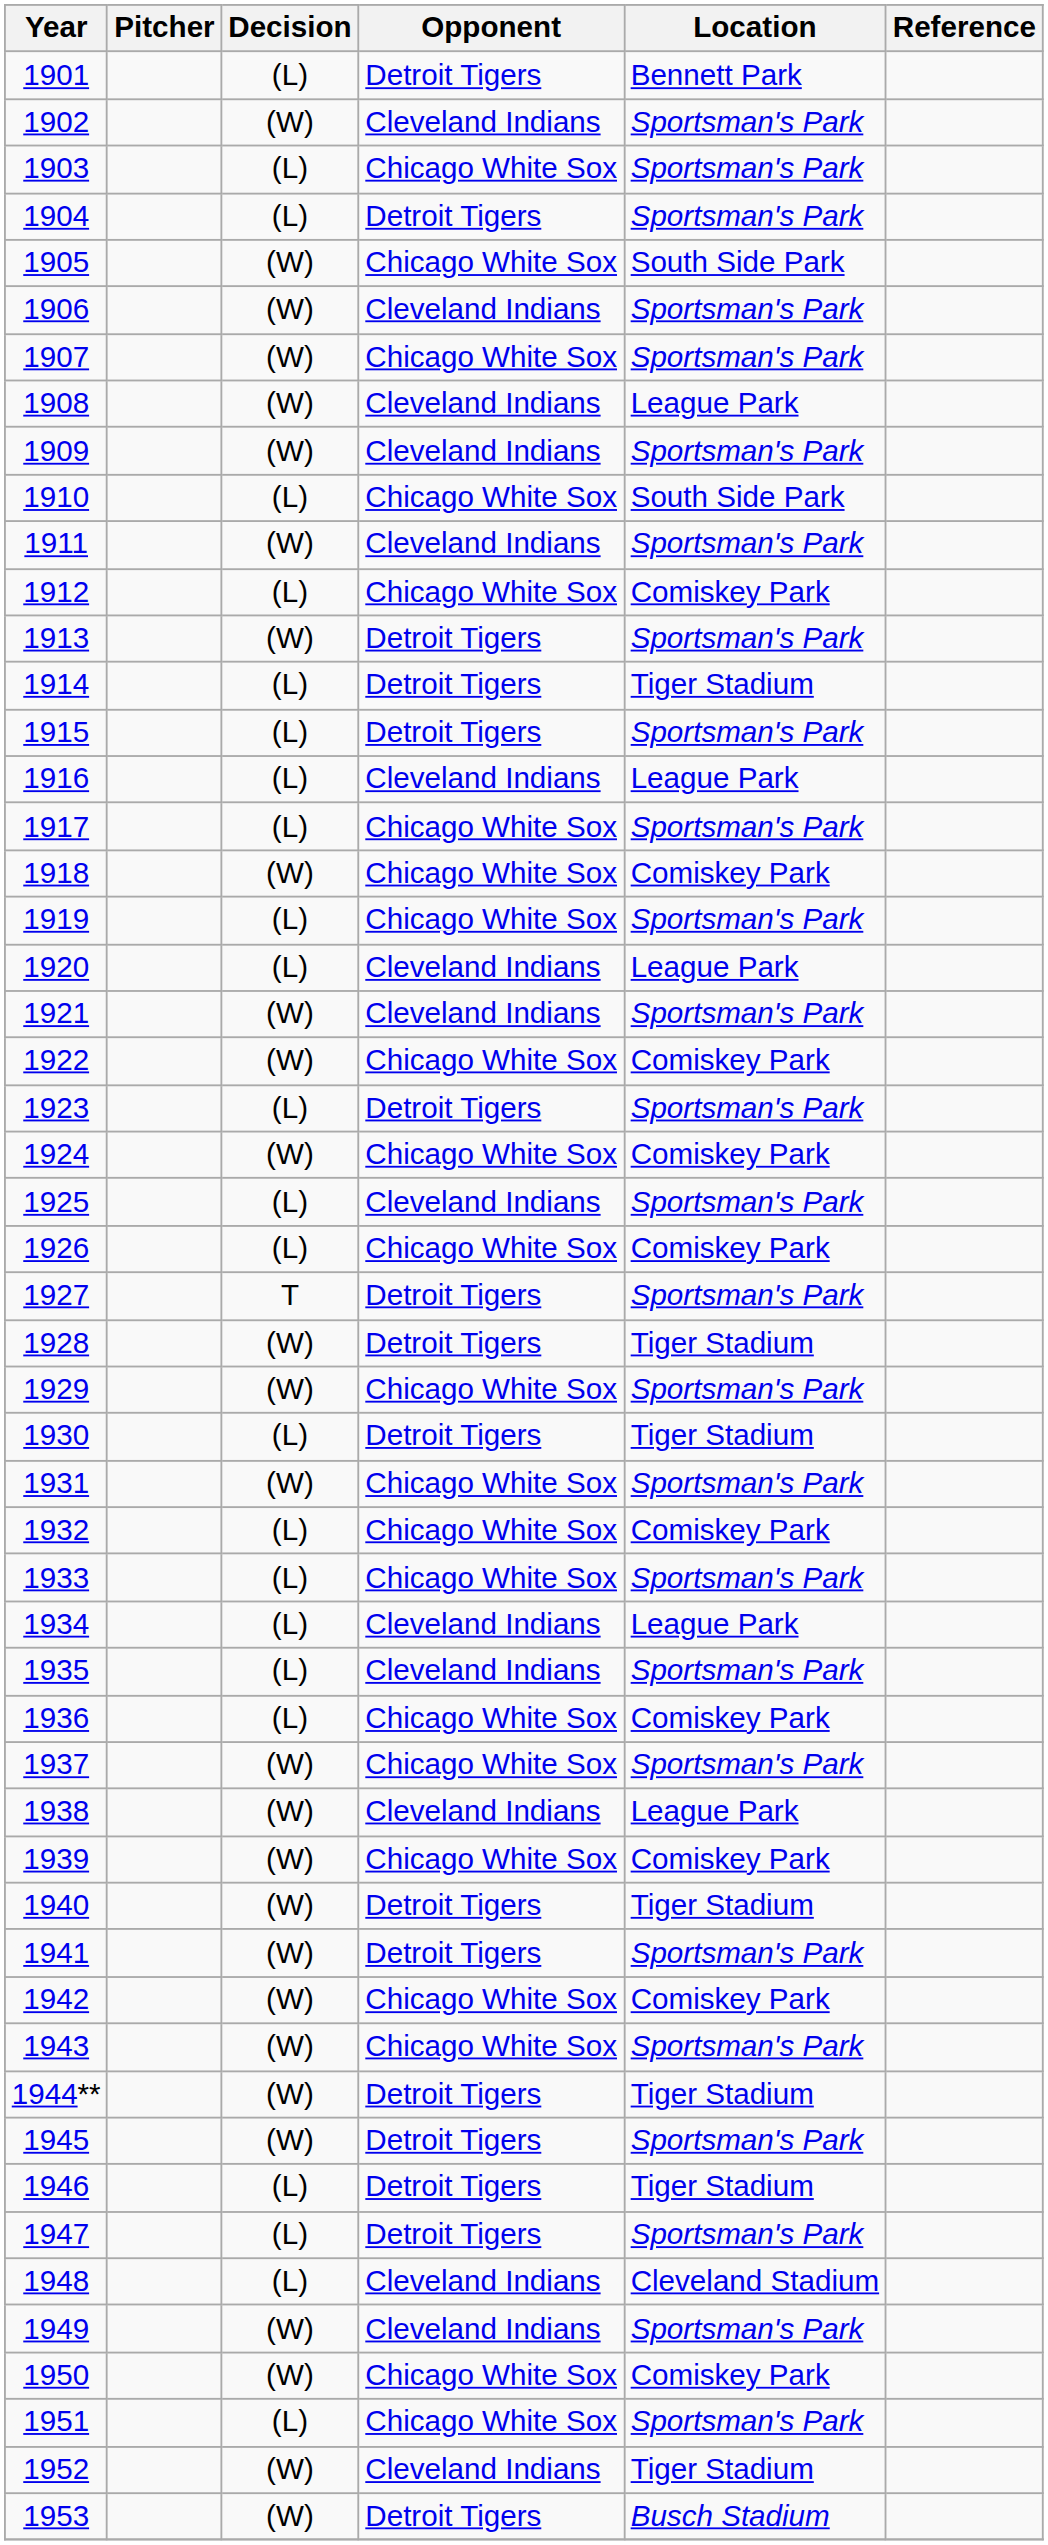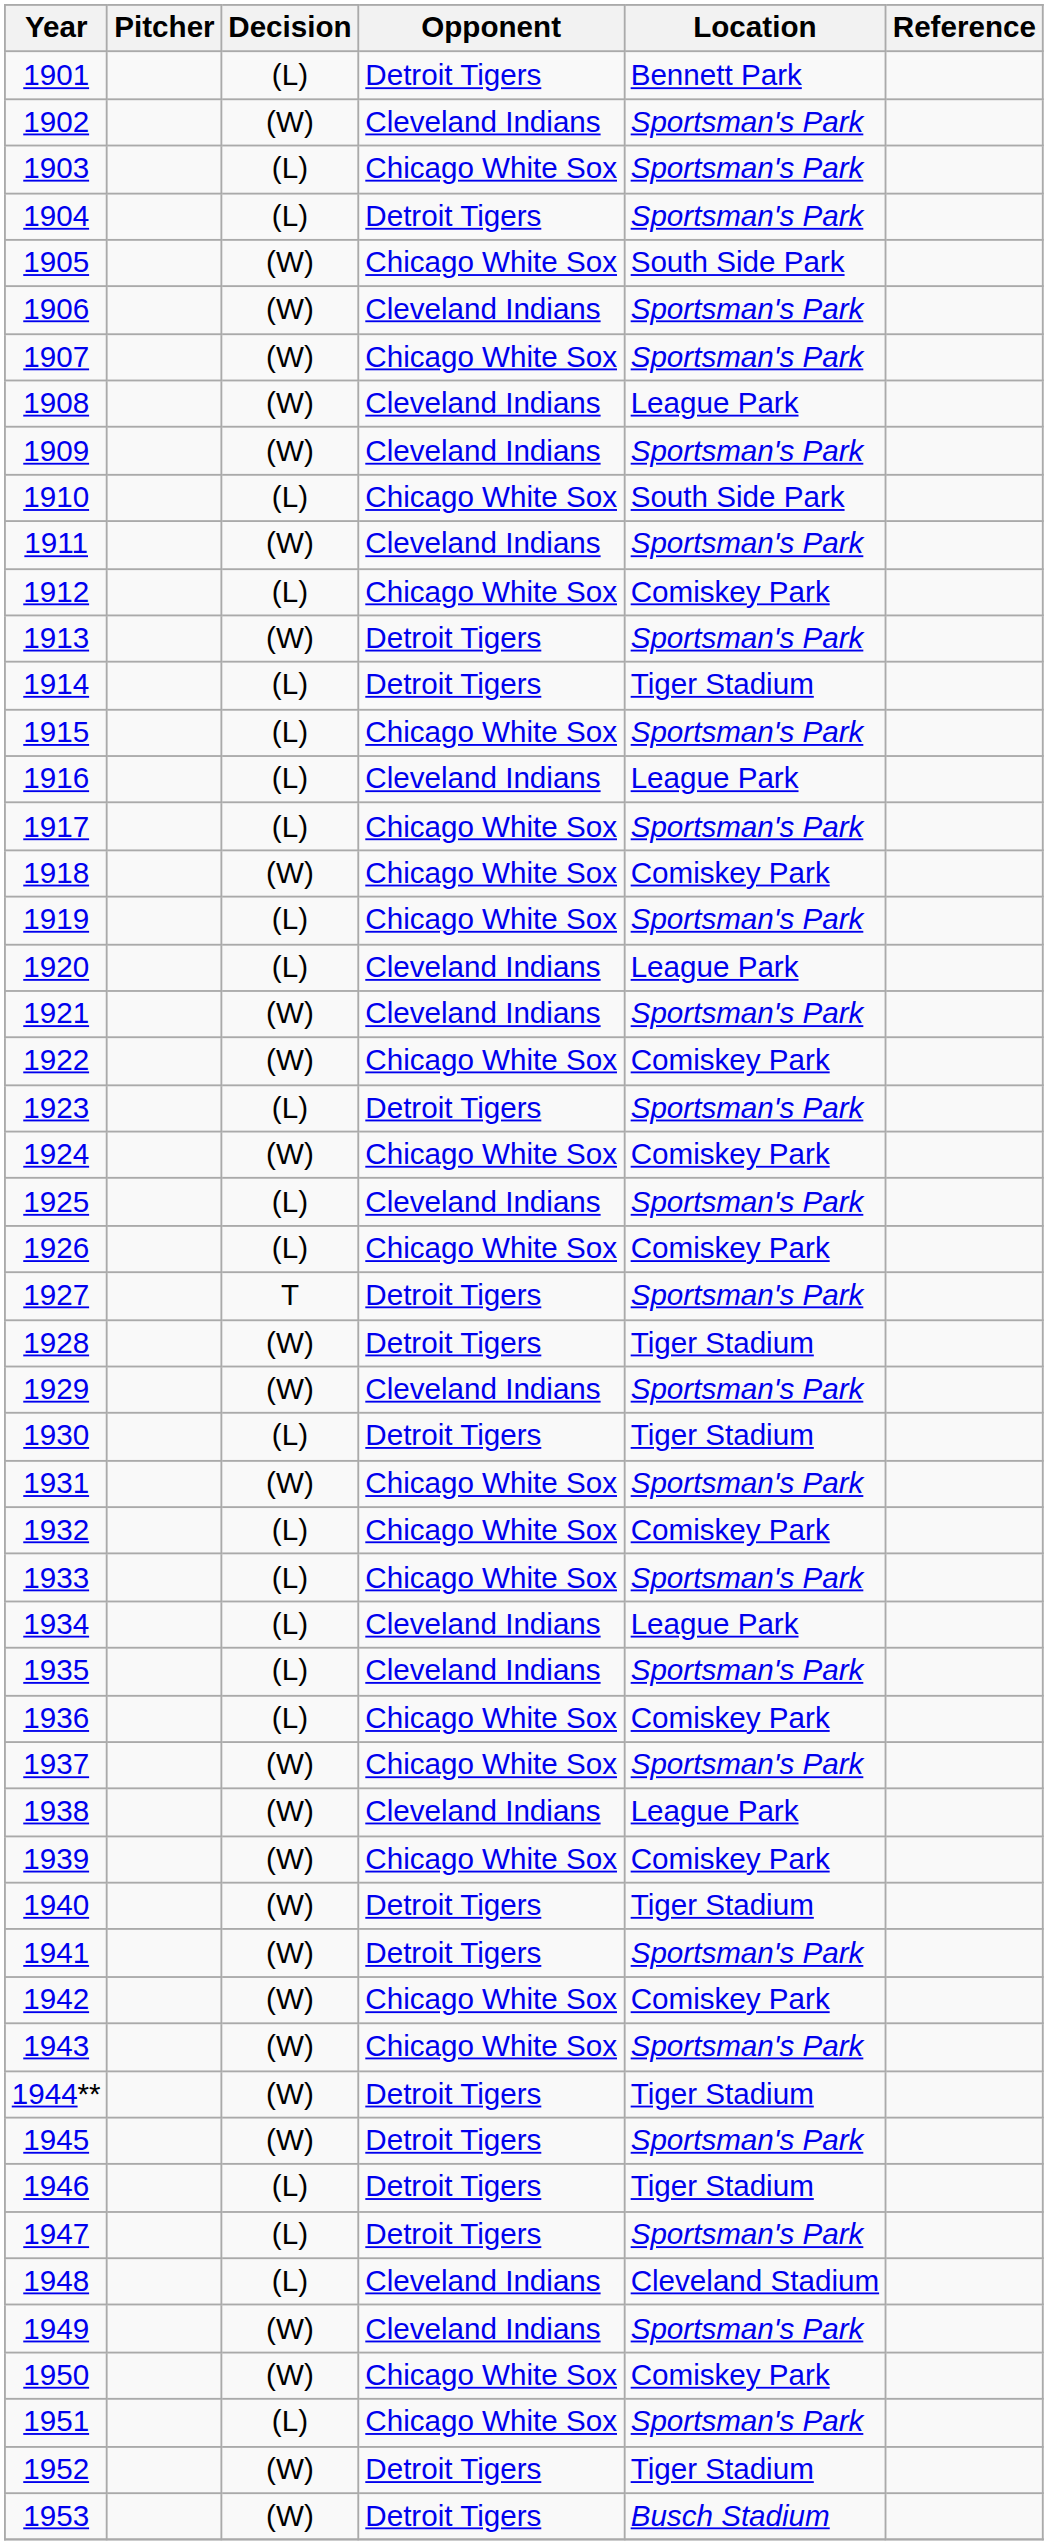(453, 732) Detroit Tigers -> (491, 732) Chicago White Sox
(491, 1389) Chicago White Sox -> (483, 1389) Cleveland Indians
(483, 2469) Cleveland Indians -> (453, 2469) Detroit Tigers
